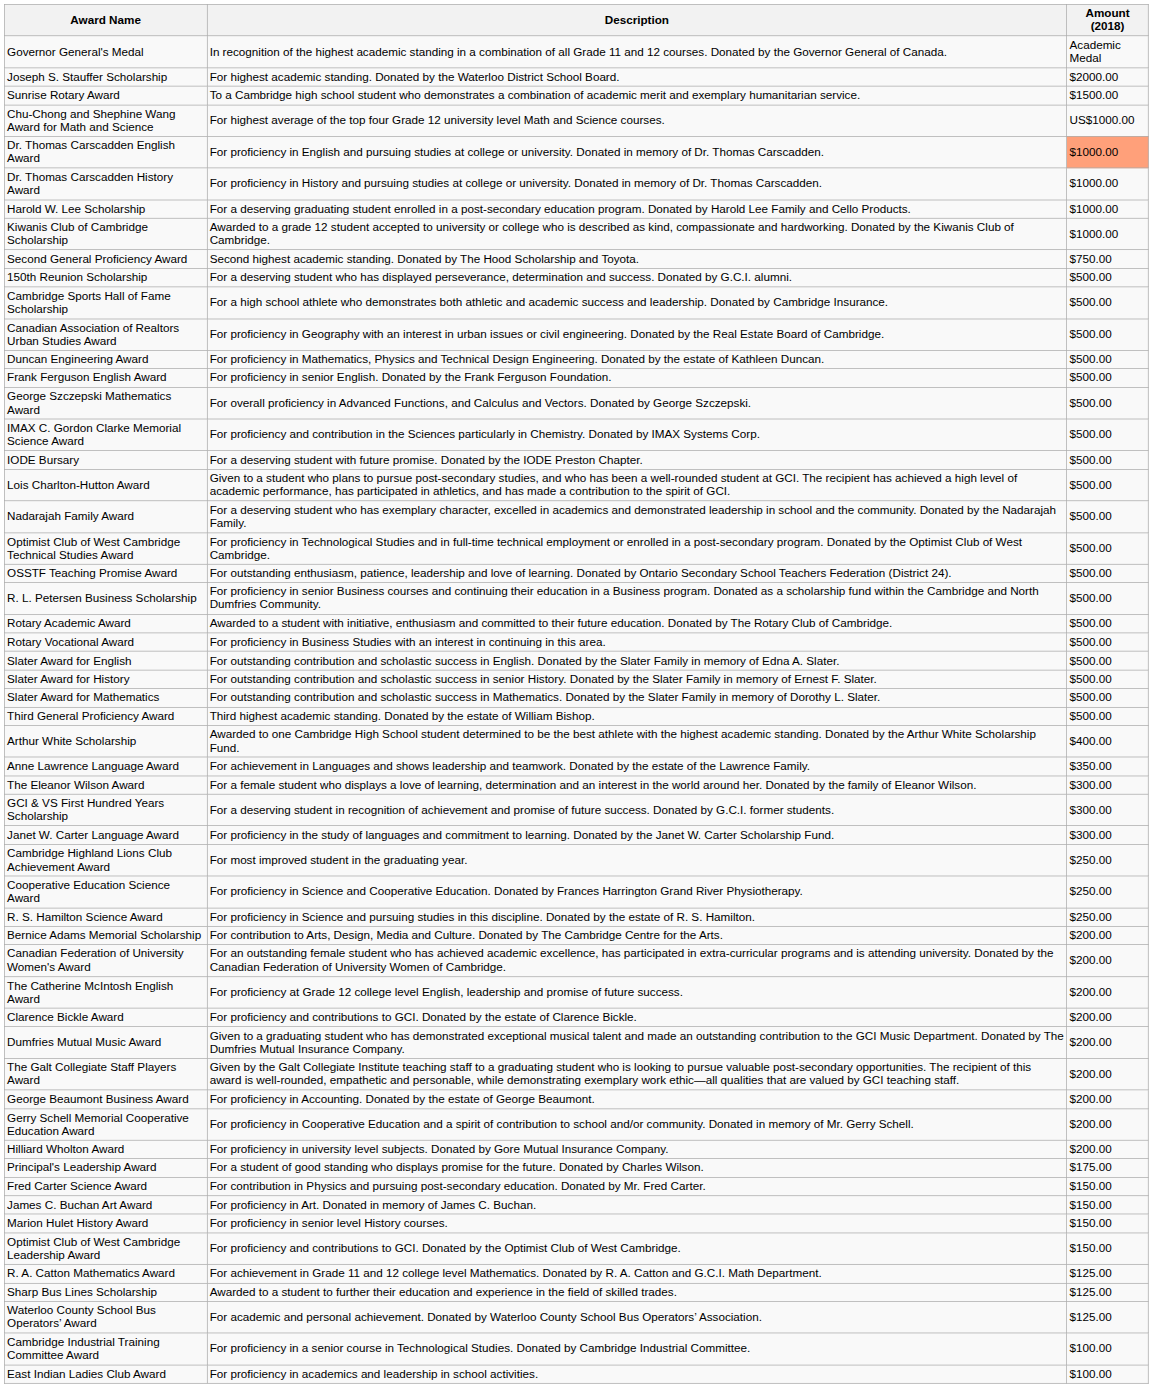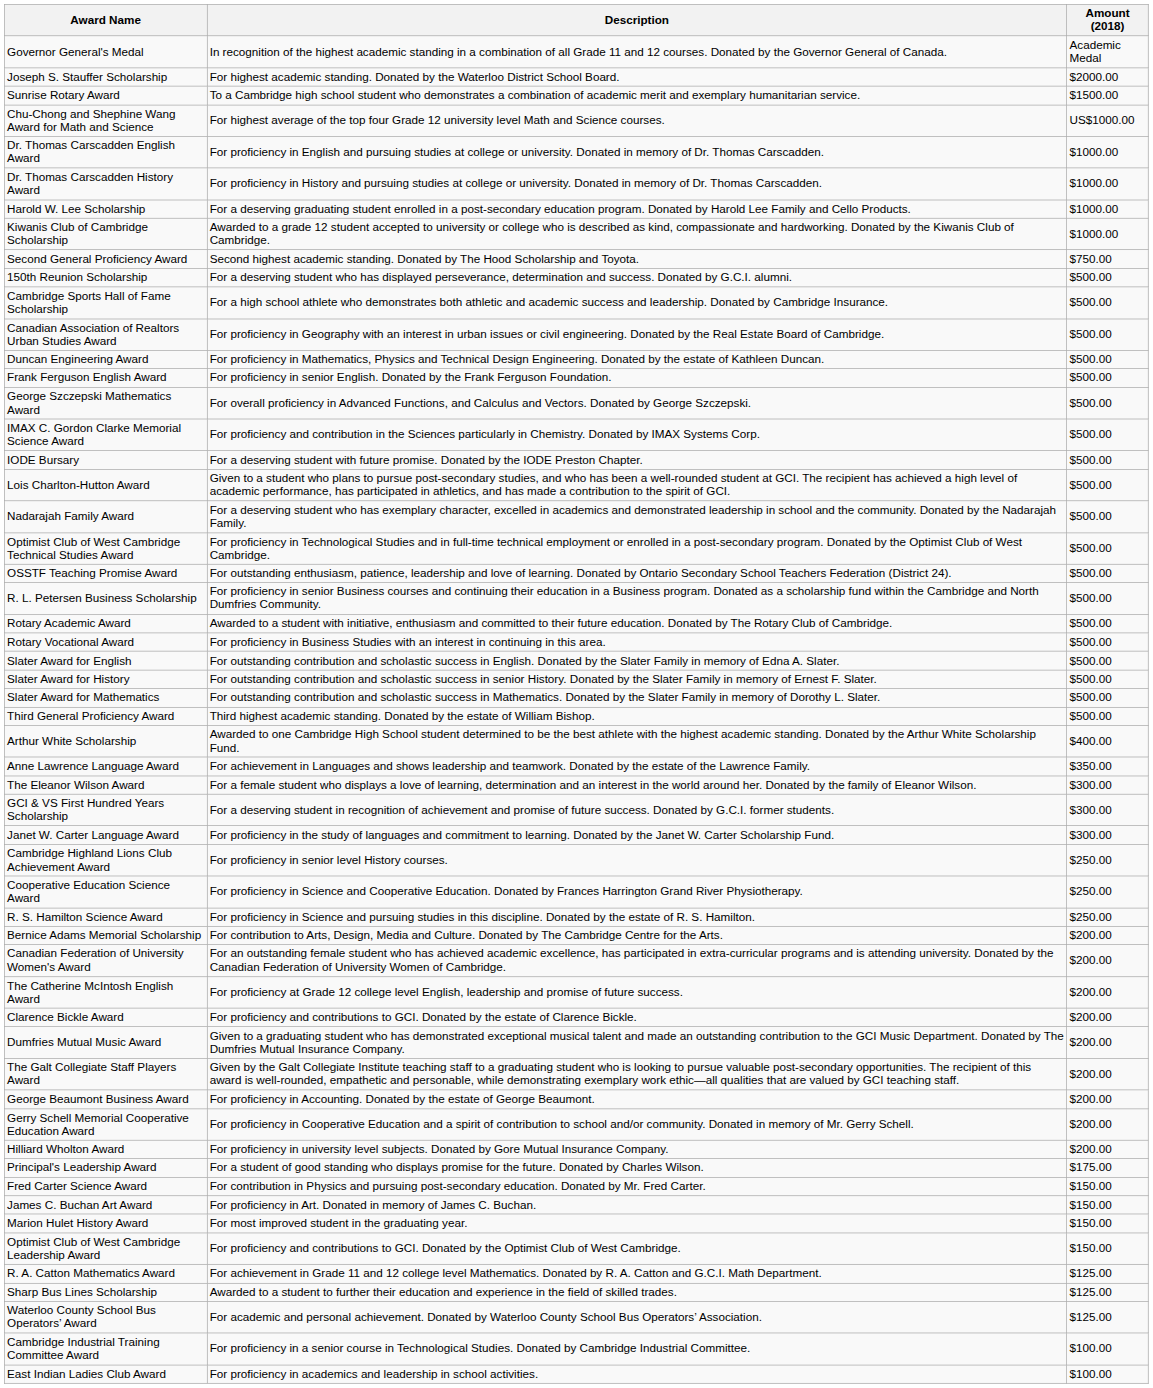(1094, 152) lightsalmon background -> (1094, 152) no background
(339, 860) For most improved student in the graduating year. -> (329, 860) For proficiency in senior level History courses.
(329, 1223) For proficiency in senior level History courses. -> (339, 1223) For most improved student in the graduating year.
